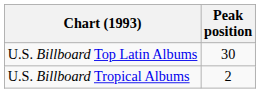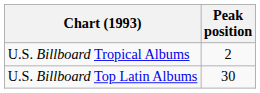rows swapped: (103, 54) <-> (99, 76)
